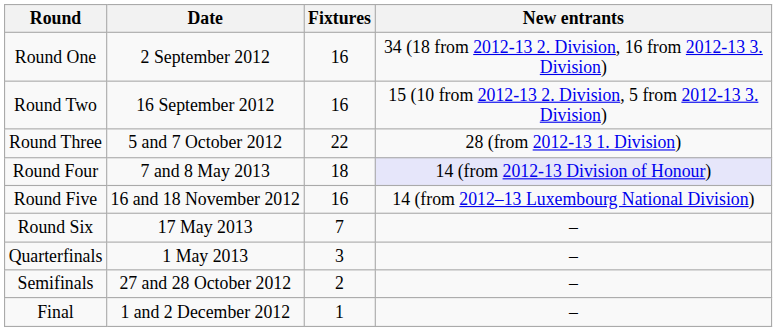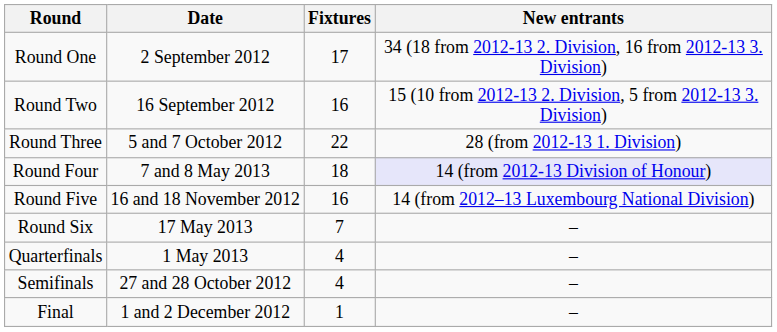(340, 56) 16 -> (340, 56) 17
(340, 255) 3 -> (340, 255) 4
(340, 283) 2 -> (340, 283) 4
